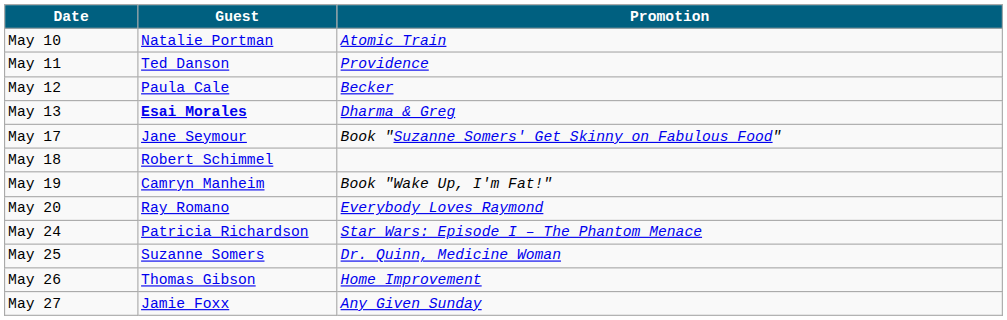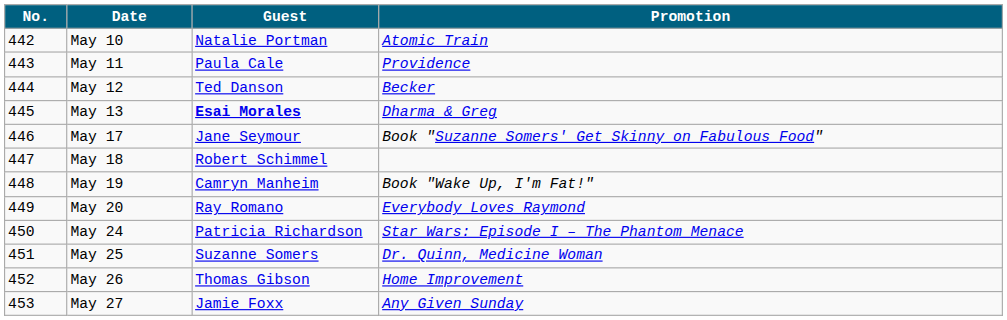+ column: (36, 17)
(185, 64) Ted Danson -> (239, 64) Paula Cale
(185, 88) Paula Cale -> (239, 88) Ted Danson
